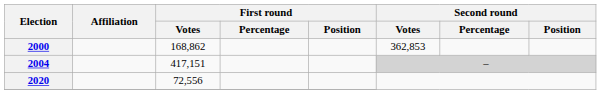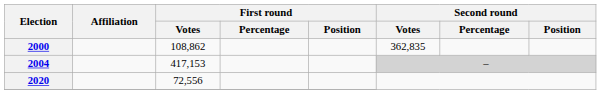(188, 47) 168,862 -> (188, 47) 108,862
(408, 47) 362,853 -> (408, 47) 362,835
(188, 64) 417,151 -> (188, 64) 417,153
